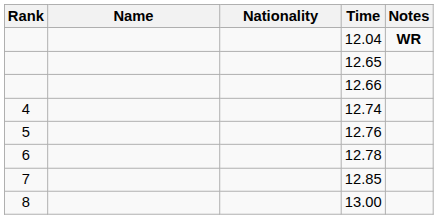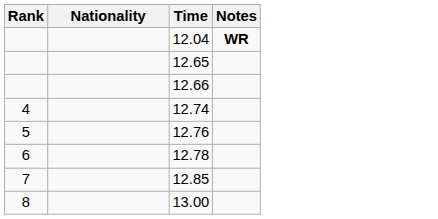- column: (133, 16)
